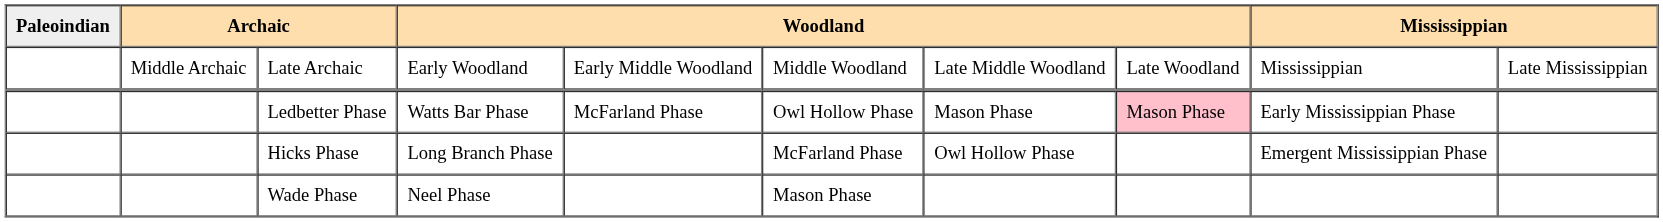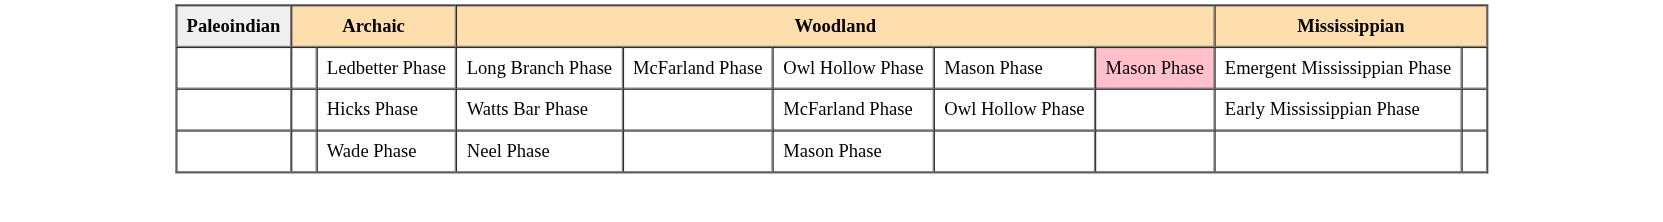- row: (315, 67)
(468, 111) Watts Bar Phase -> (539, 67) Long Branch Phase
(1358, 111) Early Mississippian Phase -> (1338, 67) Emergent Mississippian Phase
(480, 153) Long Branch Phase -> (527, 109) Watts Bar Phase
(1374, 153) Emergent Mississippian Phase -> (1322, 109) Early Mississippian Phase
